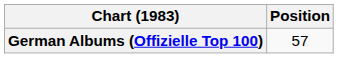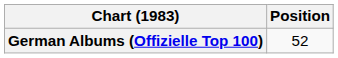(300, 40) 57 -> (300, 40) 52
